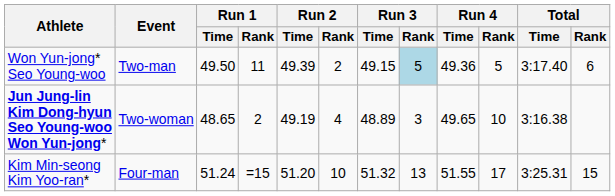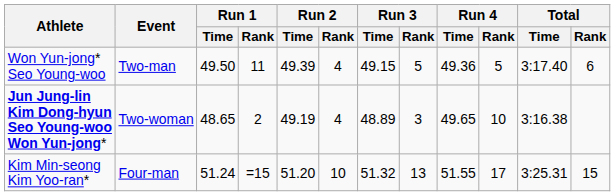(338, 67) 2 -> (338, 67) 4
(418, 67) lightblue background -> (418, 67) no background
